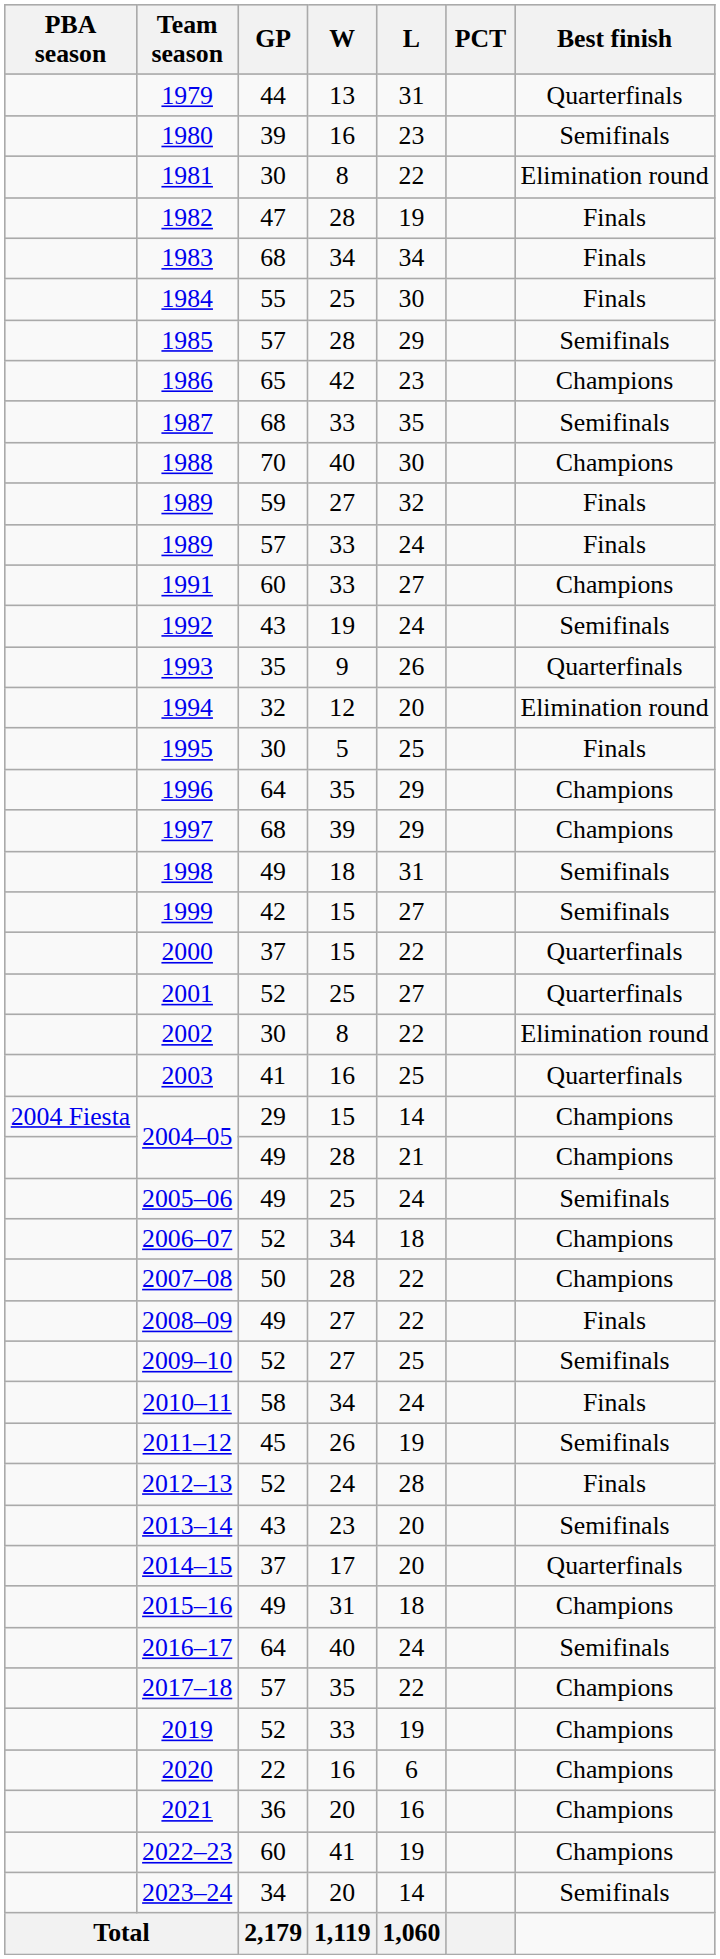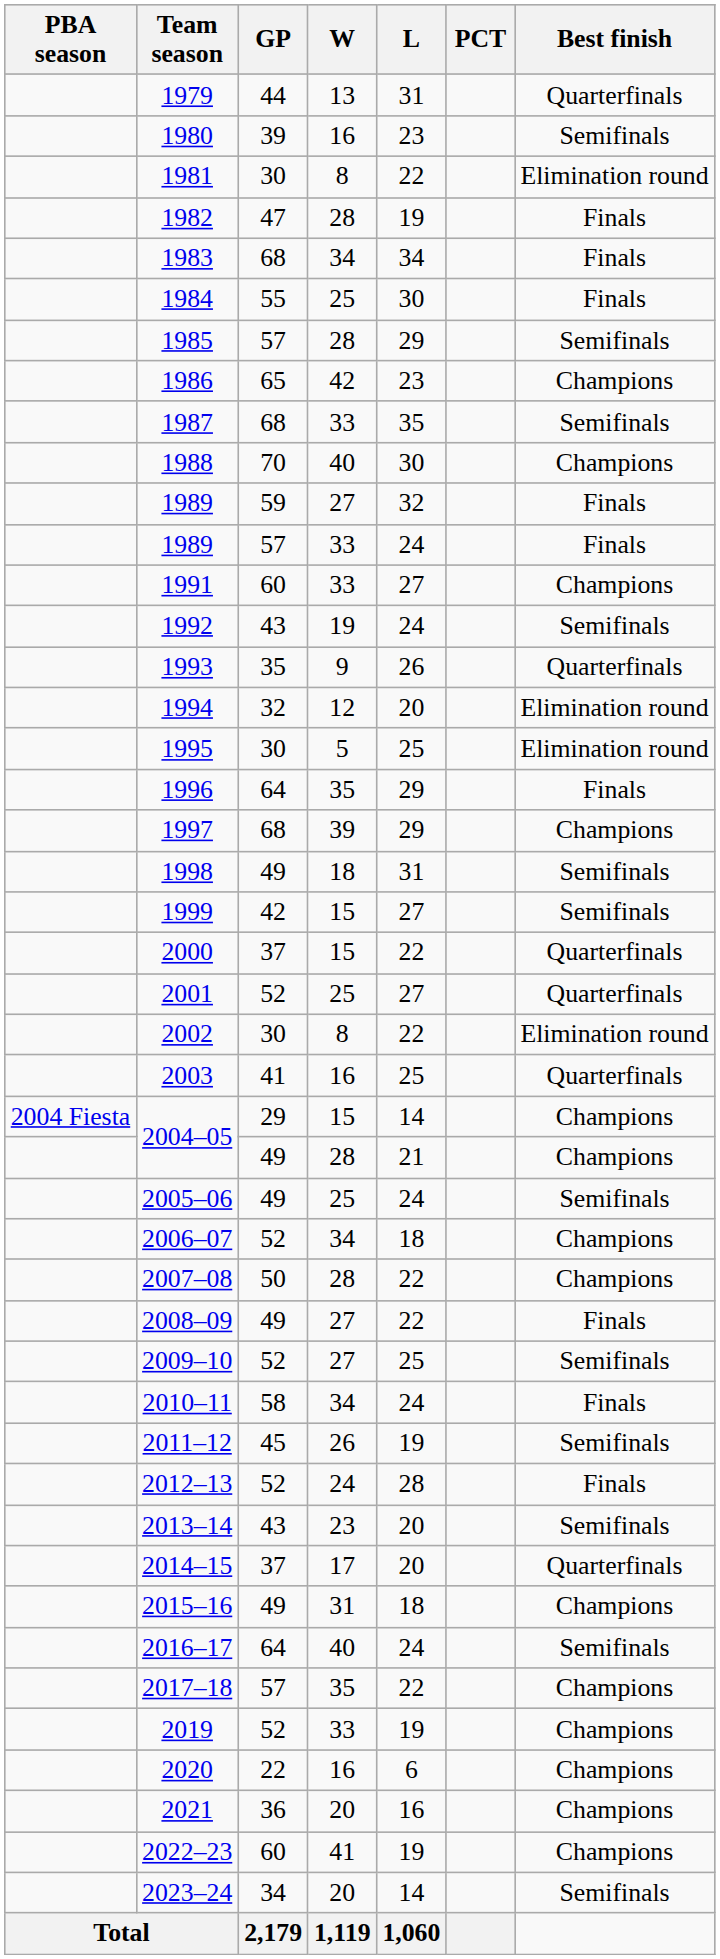(615, 748) Finals -> (615, 748) Elimination round
(615, 789) Champions -> (615, 789) Finals
